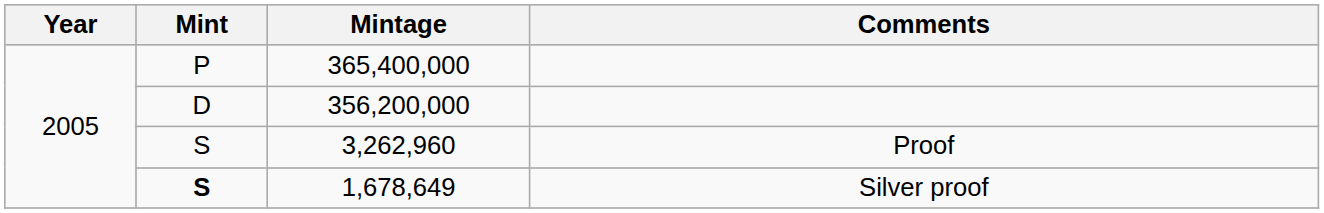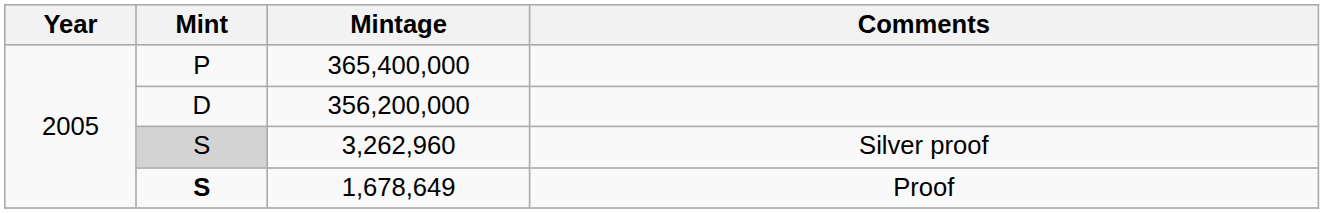(202, 146) no background -> (202, 146) lightgrey background
(924, 146) Proof -> (924, 146) Silver proof
(924, 187) Silver proof -> (924, 187) Proof
